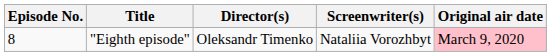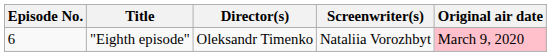(12, 39) 8 -> (12, 39) 6
